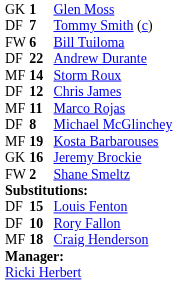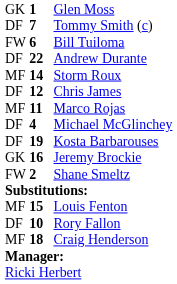(33, 124) 8 -> (33, 124) 4
(15, 141) MF -> (14, 141) DF
(14, 207) DF -> (15, 207) MF
